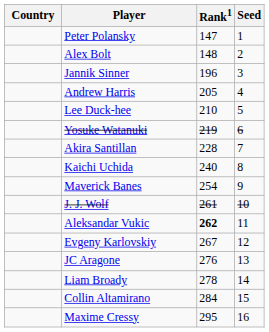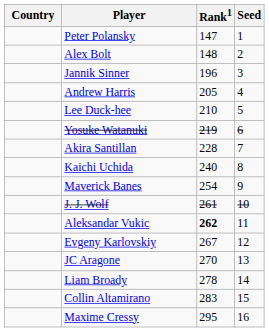(208, 261) 276 -> (208, 261) 270
(208, 298) 284 -> (208, 298) 283
